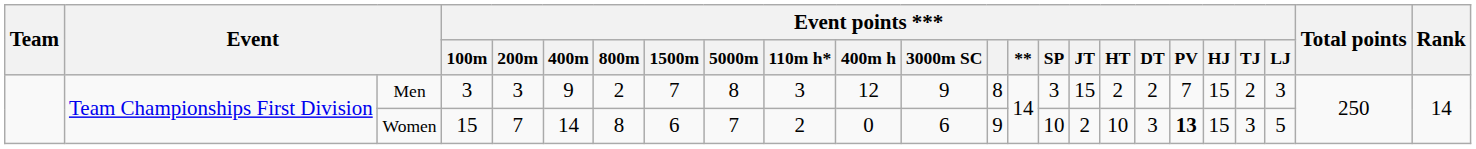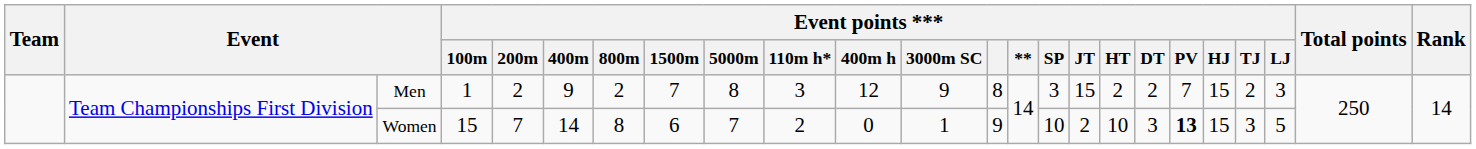(467, 91) 3 -> (467, 91) 1
(518, 91) 3 -> (518, 91) 2
(944, 126) 6 -> (944, 126) 1
